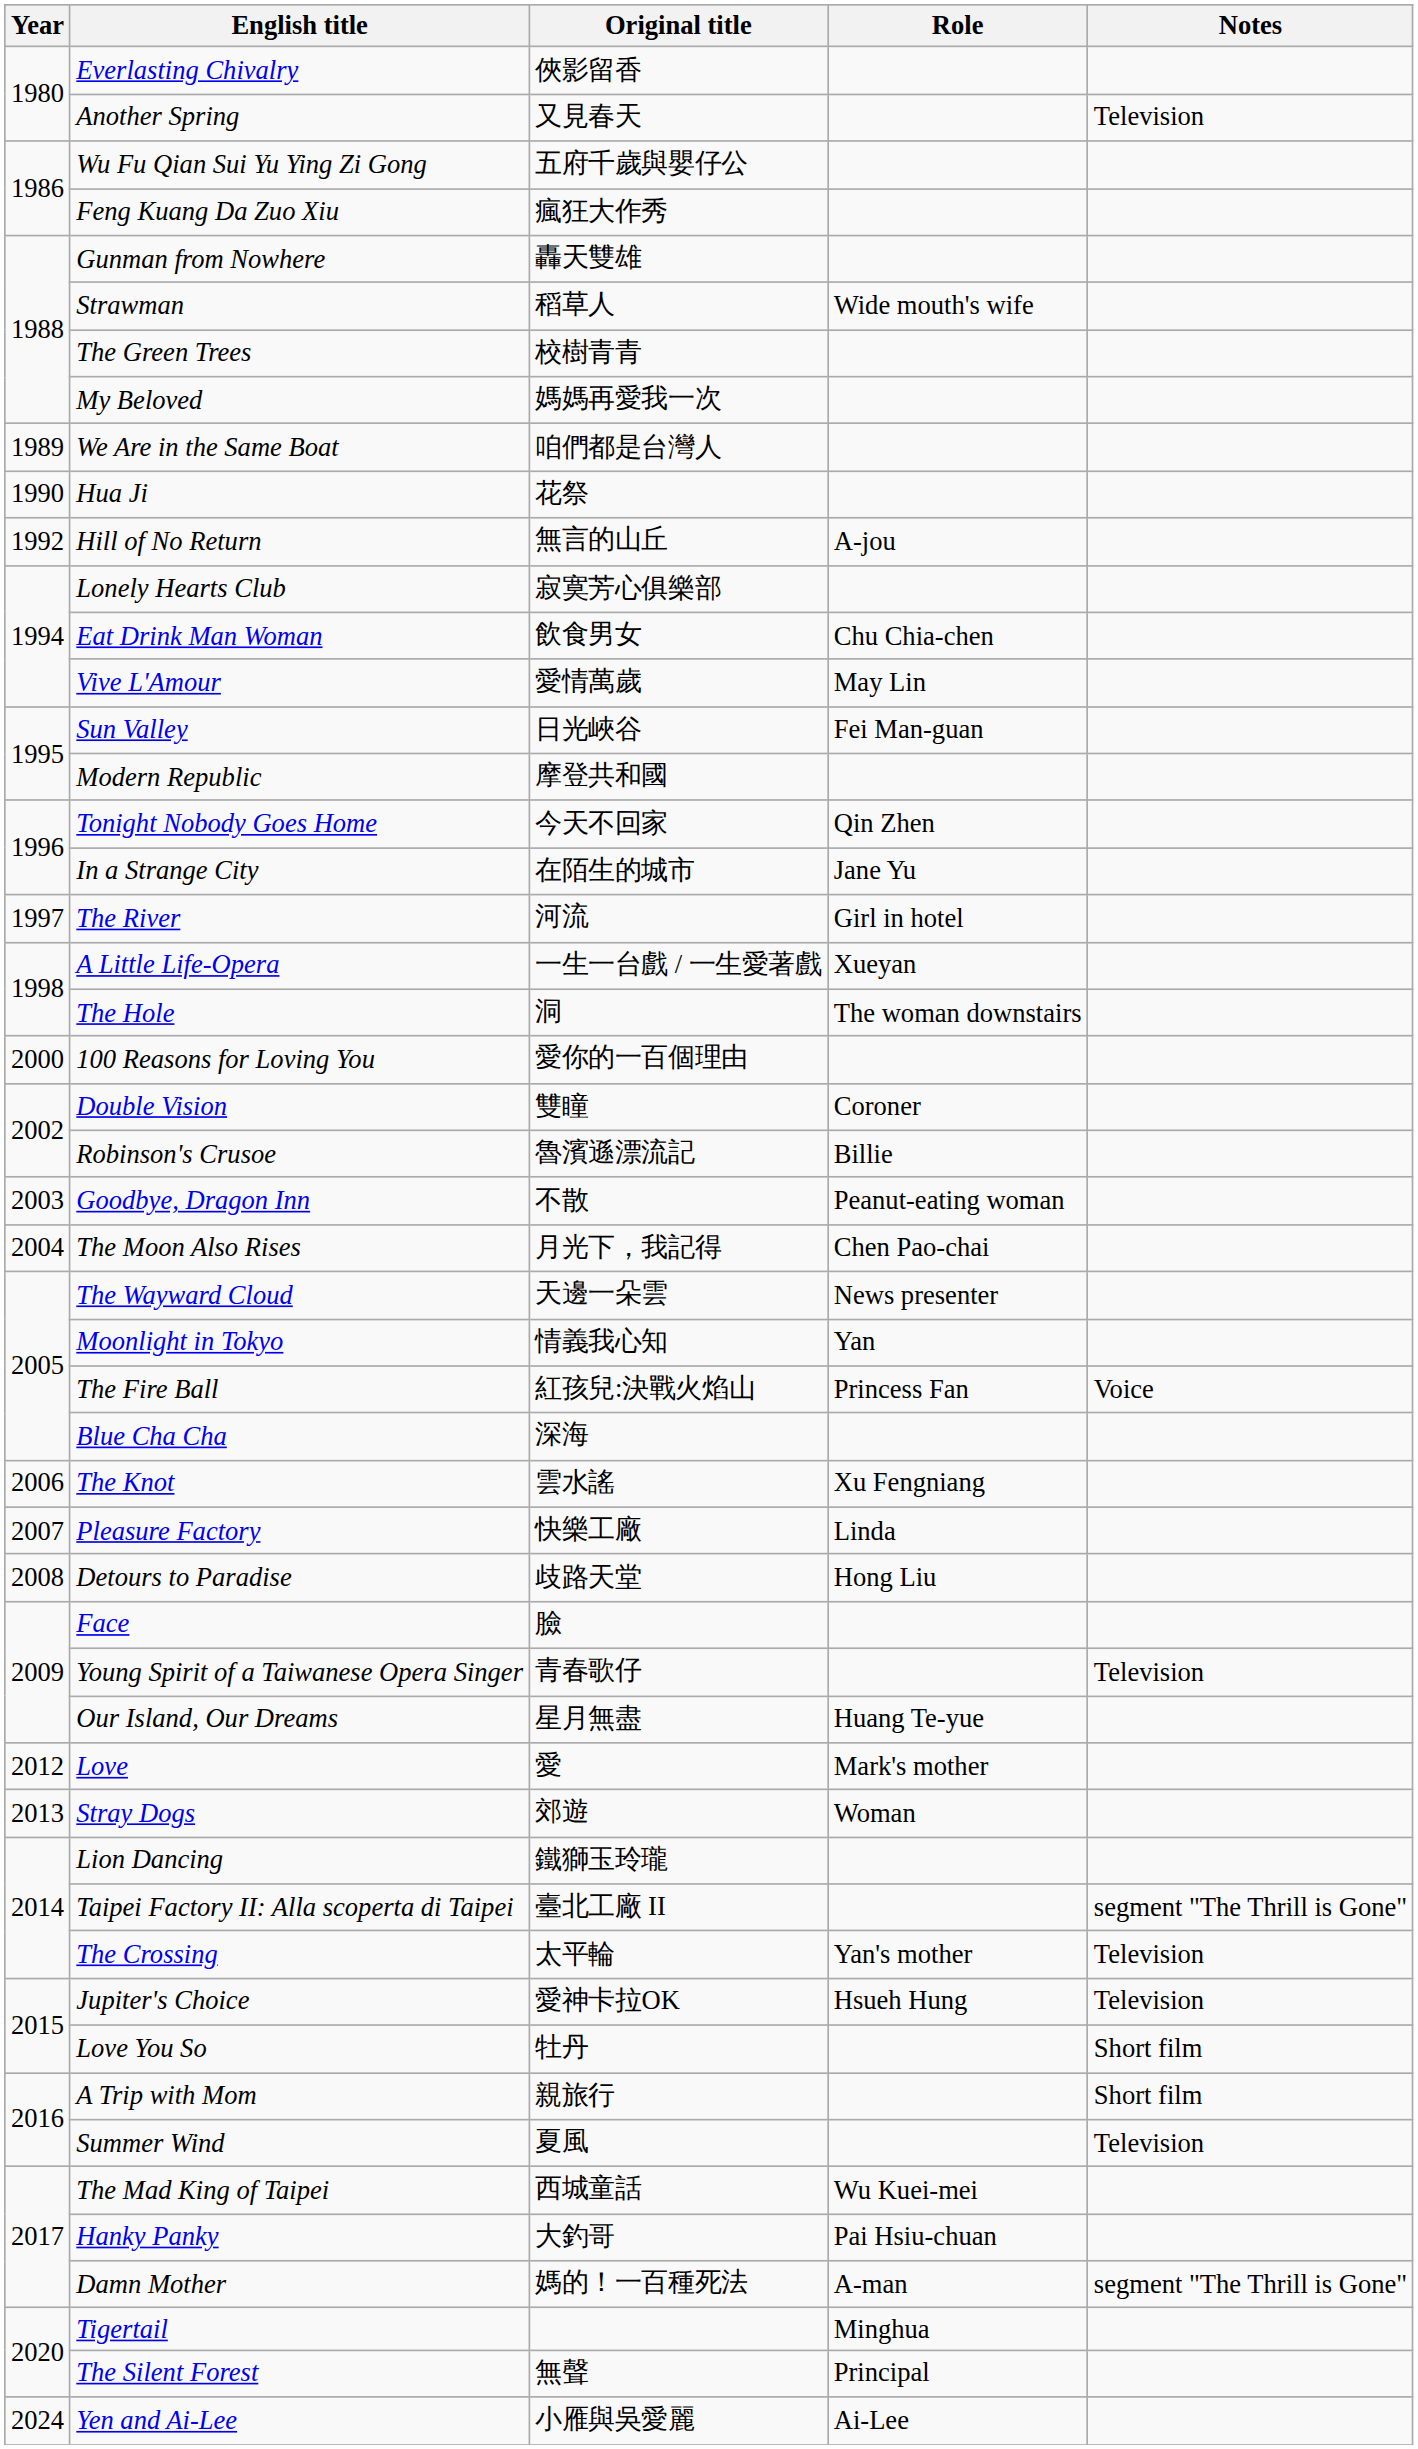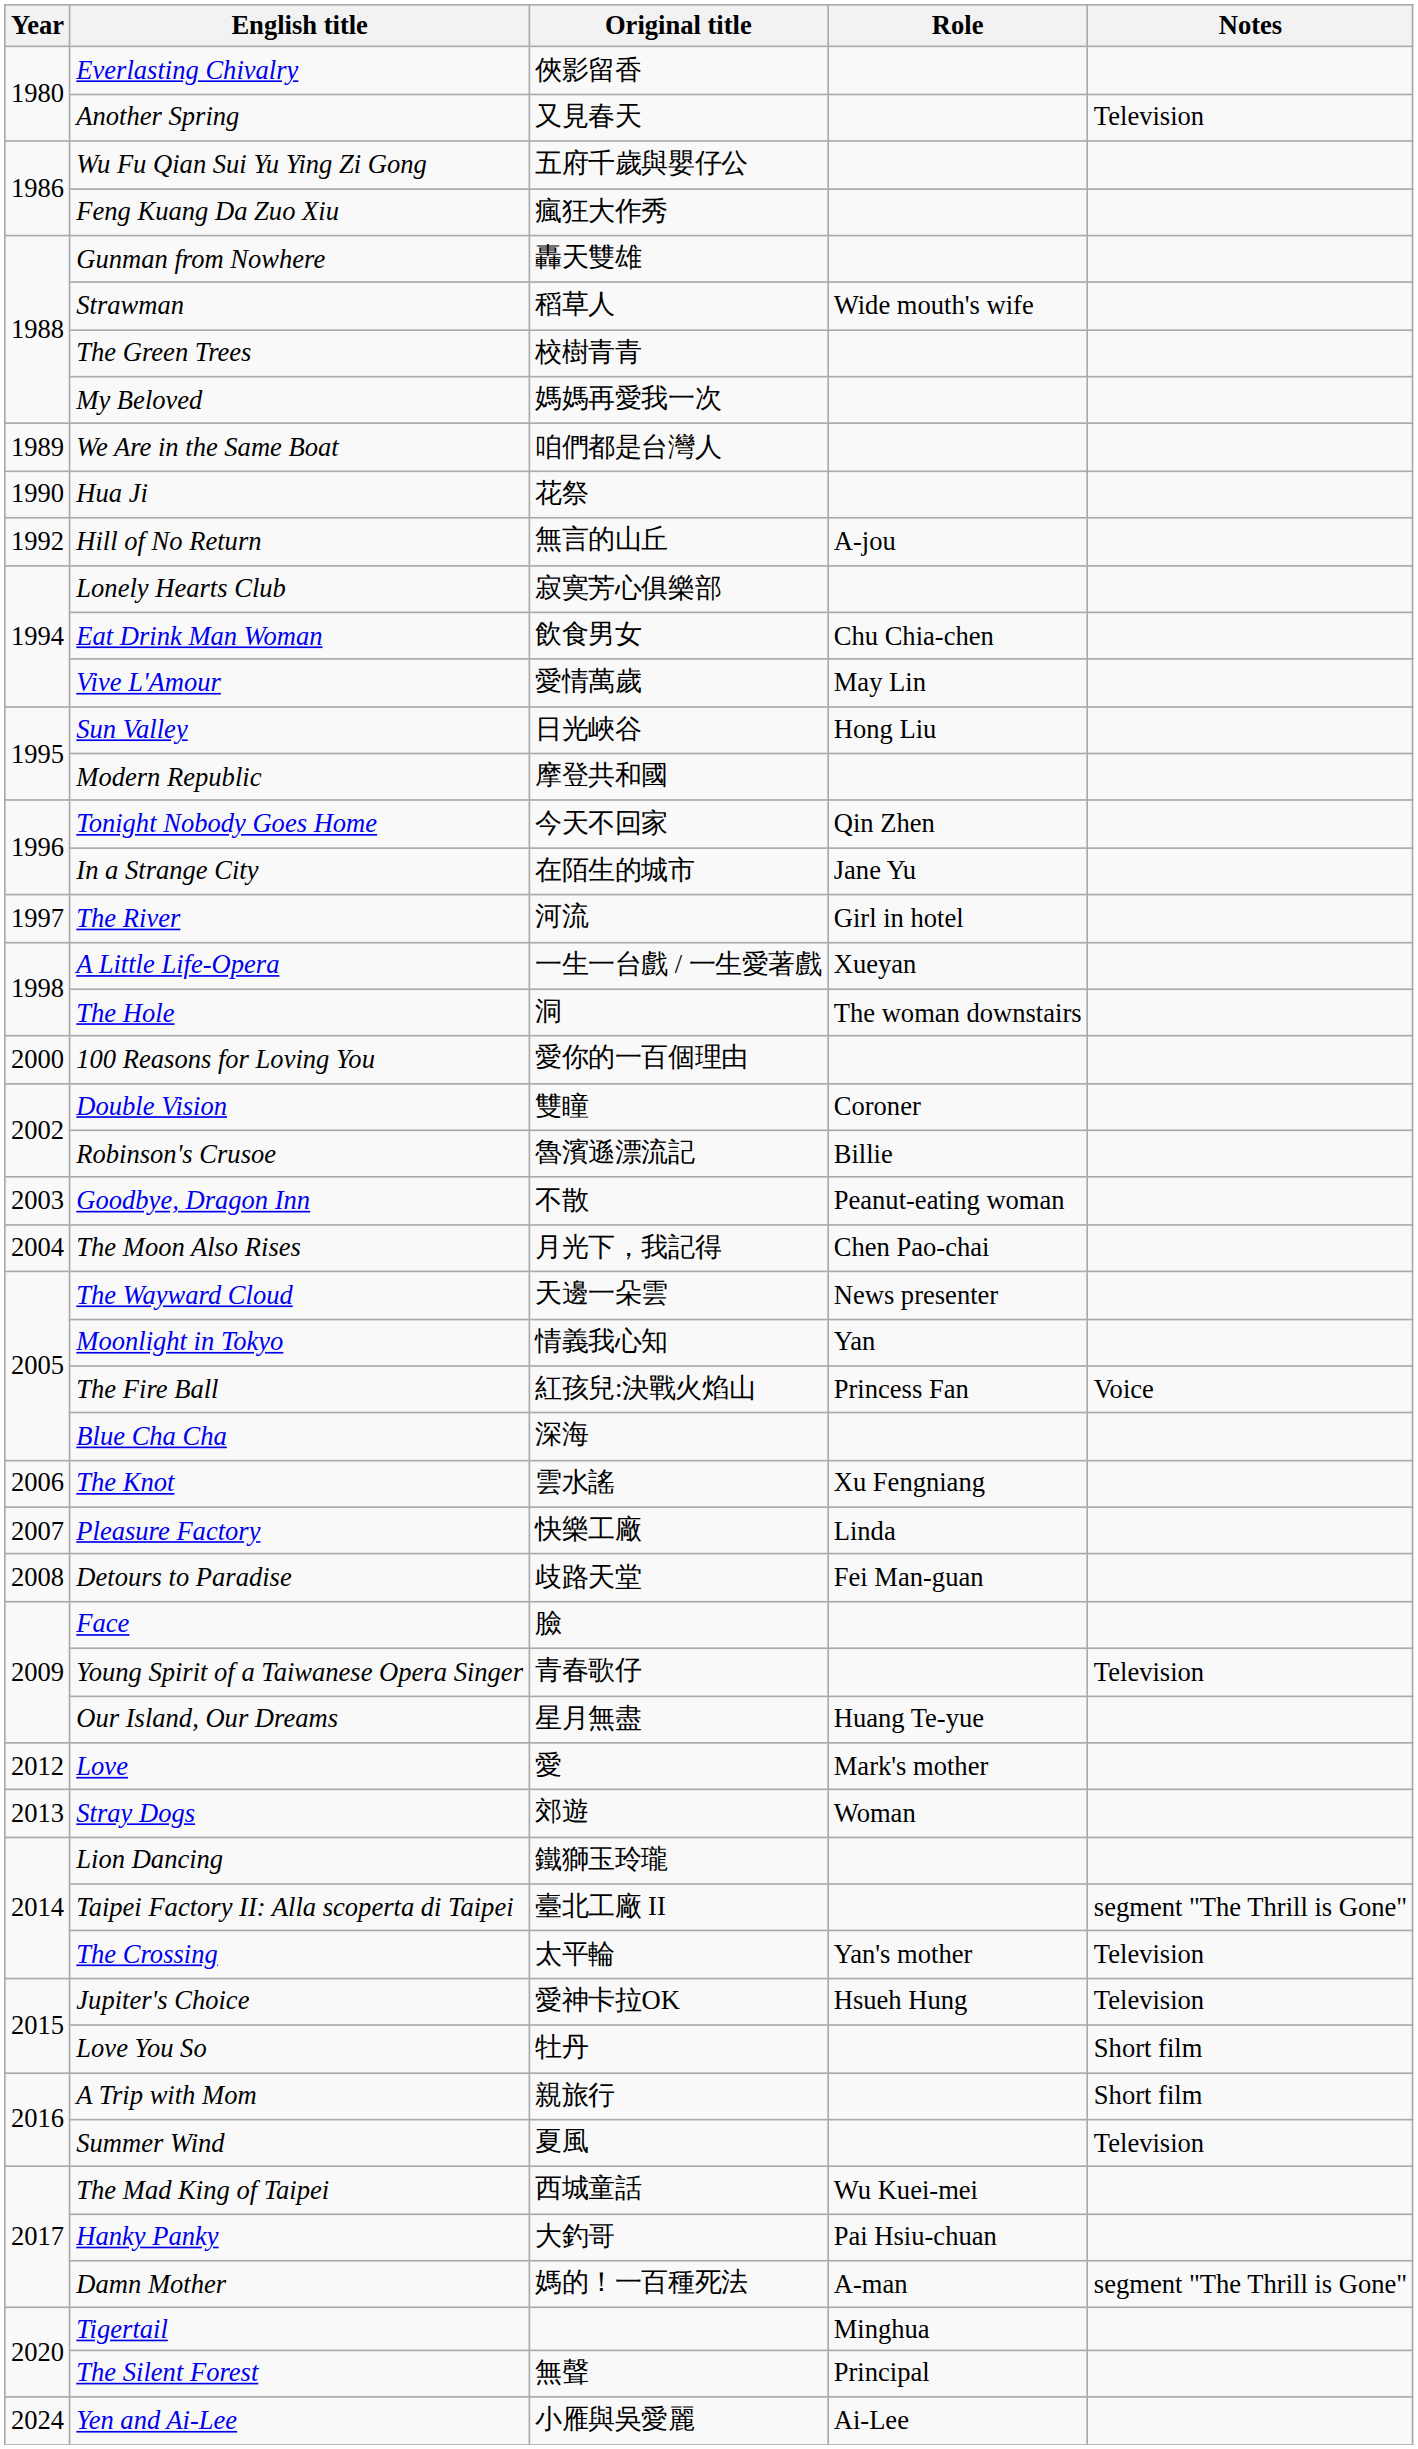(909, 729) Fei Man-guan -> (885, 729) Hong Liu
(885, 1577) Hong Liu -> (909, 1577) Fei Man-guan
